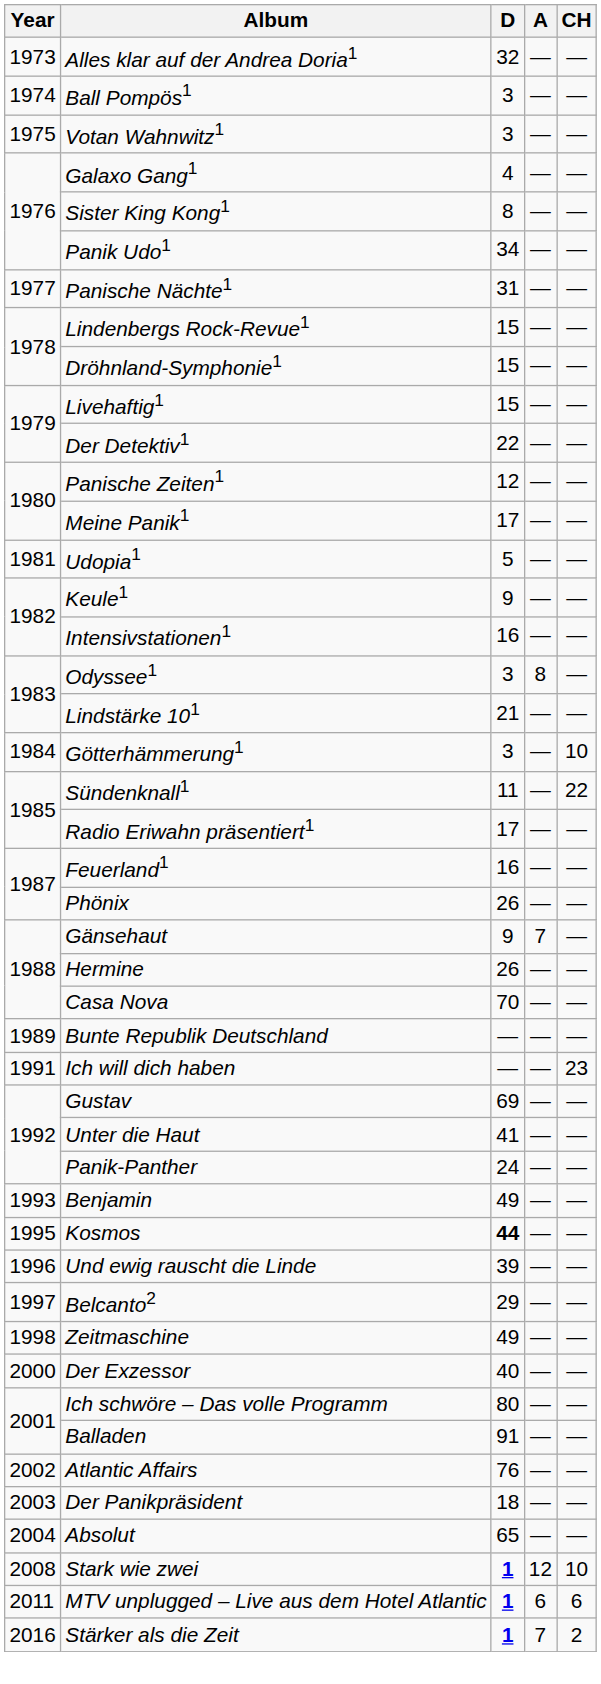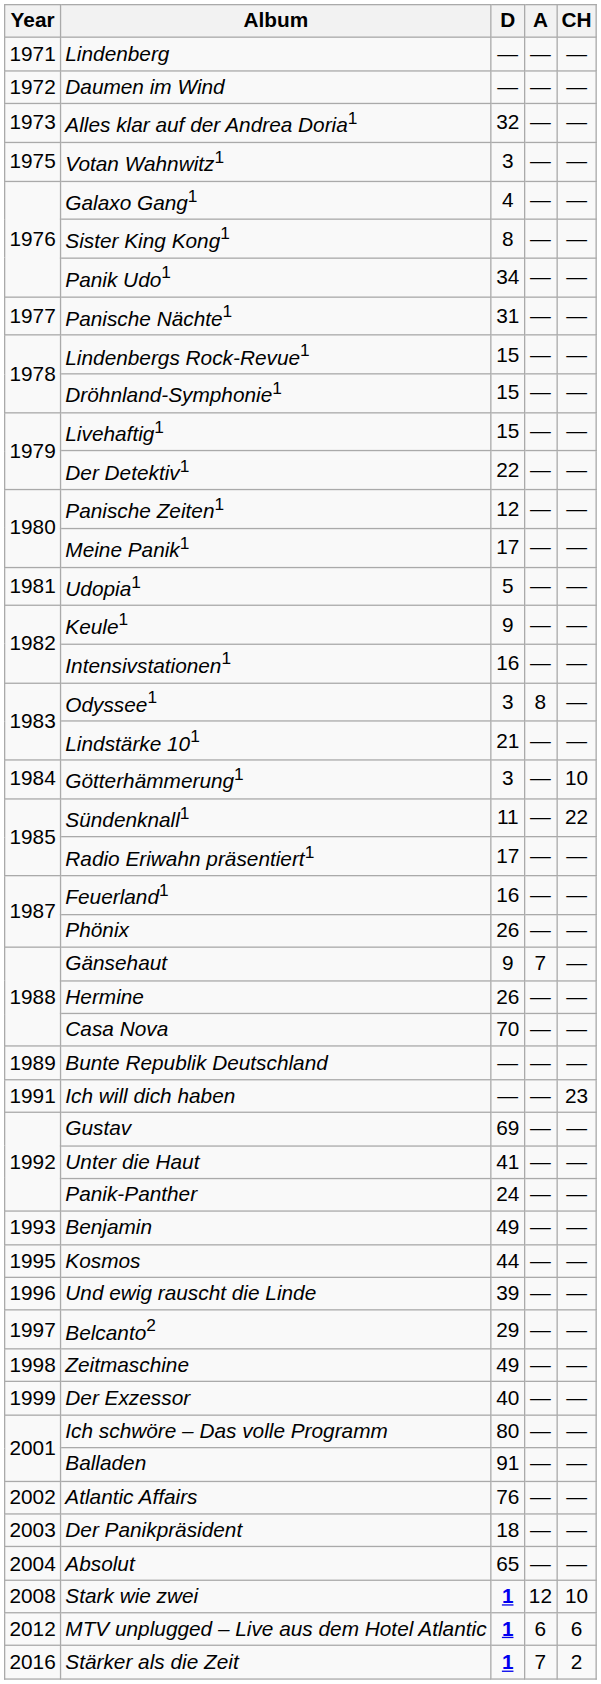+ row: (117, 53)
+ row: (145, 86)
- row: (129, 95)
(508, 1233) bold -> (508, 1260) normal
(33, 1370) 2000 -> (33, 1398) 1999
(32, 1601) 2011 -> (33, 1629) 2012
